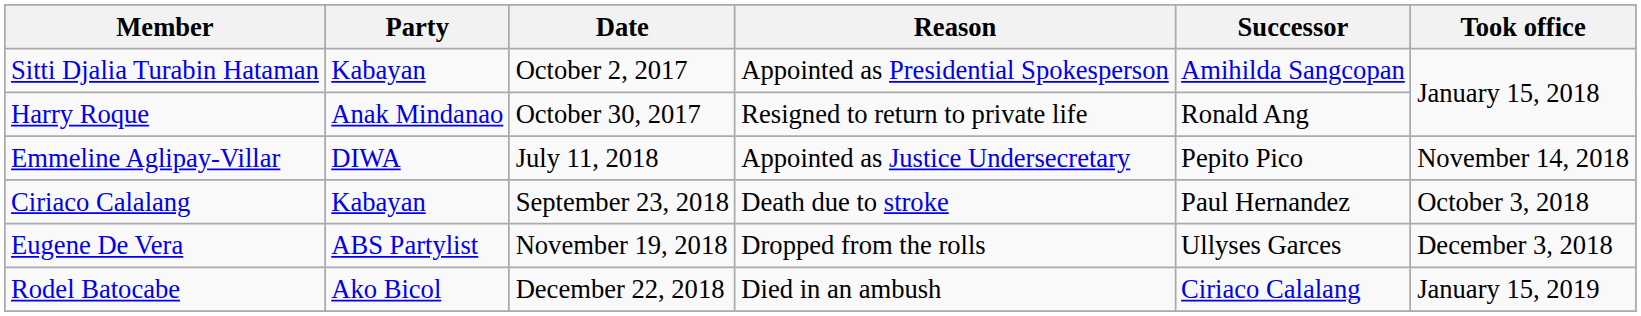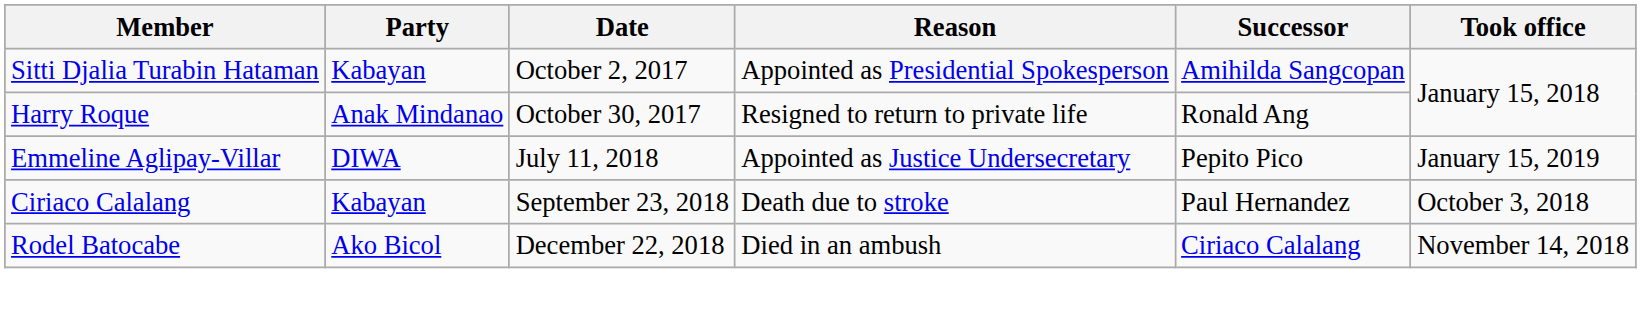(1523, 158) November 14, 2018 -> (1508, 158) January 15, 2019
- row: (97, 245)
(1508, 289) January 15, 2019 -> (1523, 245) November 14, 2018
